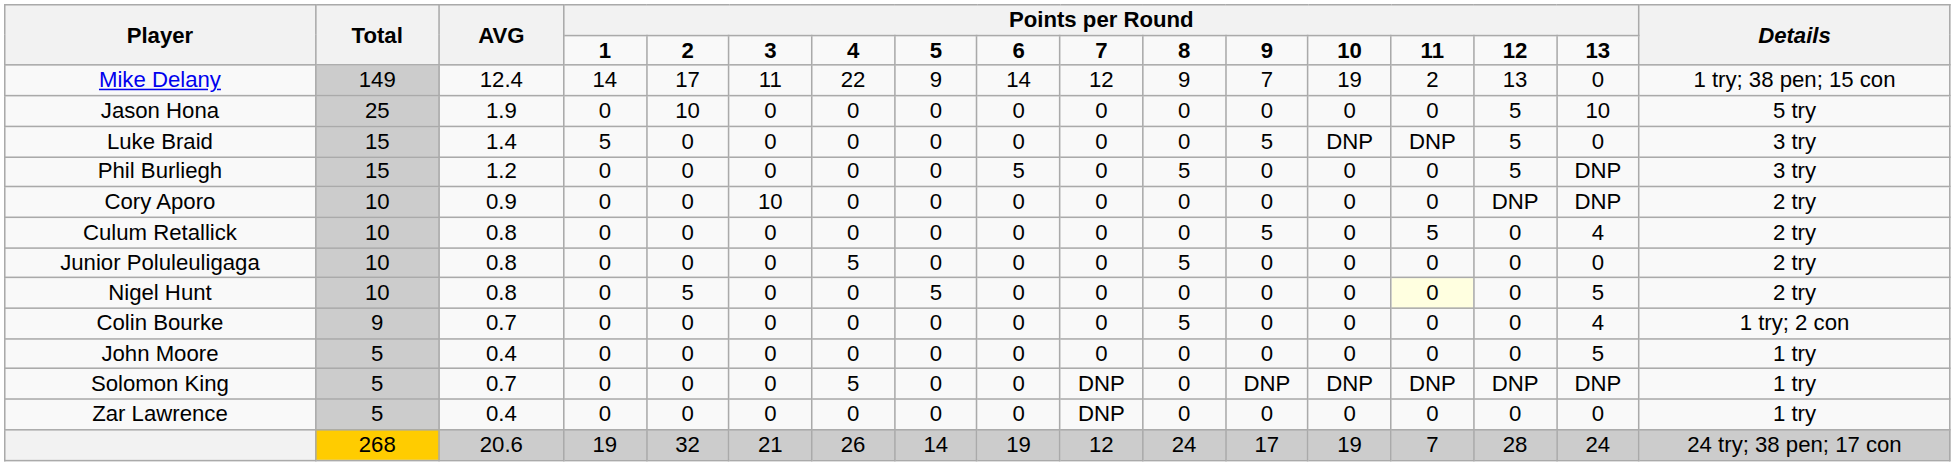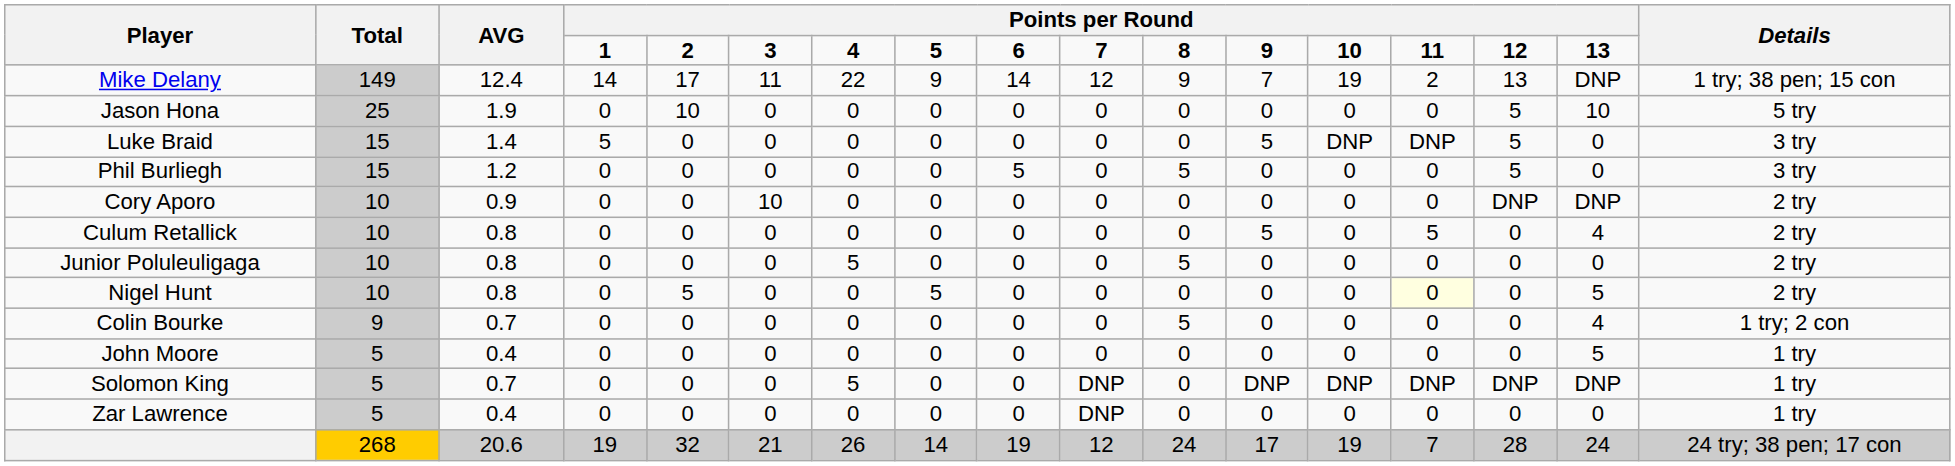(1598, 80) 0 -> (1598, 80) DNP
(1598, 171) DNP -> (1598, 171) 0
